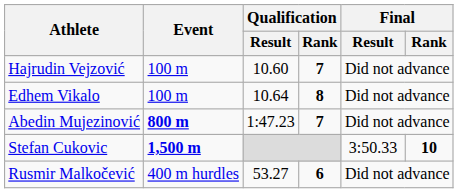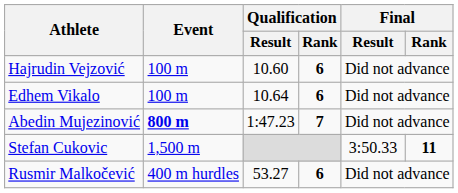(320, 69) 7 -> (320, 69) 6
(320, 95) 8 -> (320, 95) 6
(174, 148) bold -> (174, 148) normal
(429, 148) 10 -> (429, 148) 11
